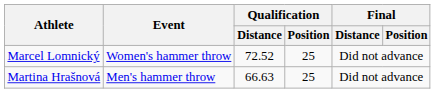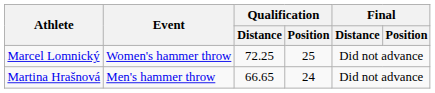(260, 56) 72.52 -> (260, 56) 72.25
(260, 77) 66.63 -> (260, 77) 66.65
(308, 77) 25 -> (308, 77) 24
